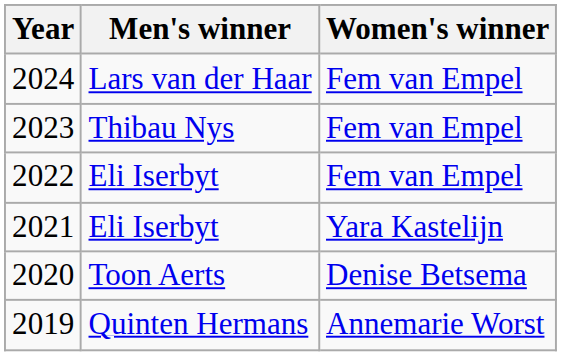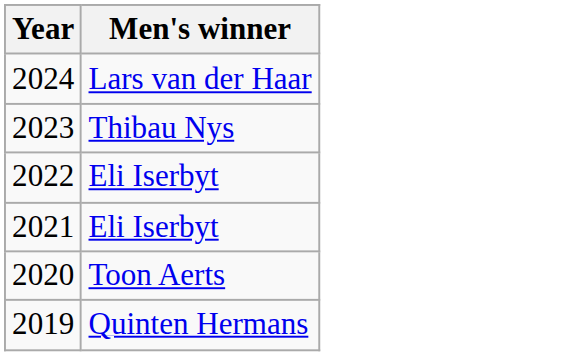- column: (438, 29)
